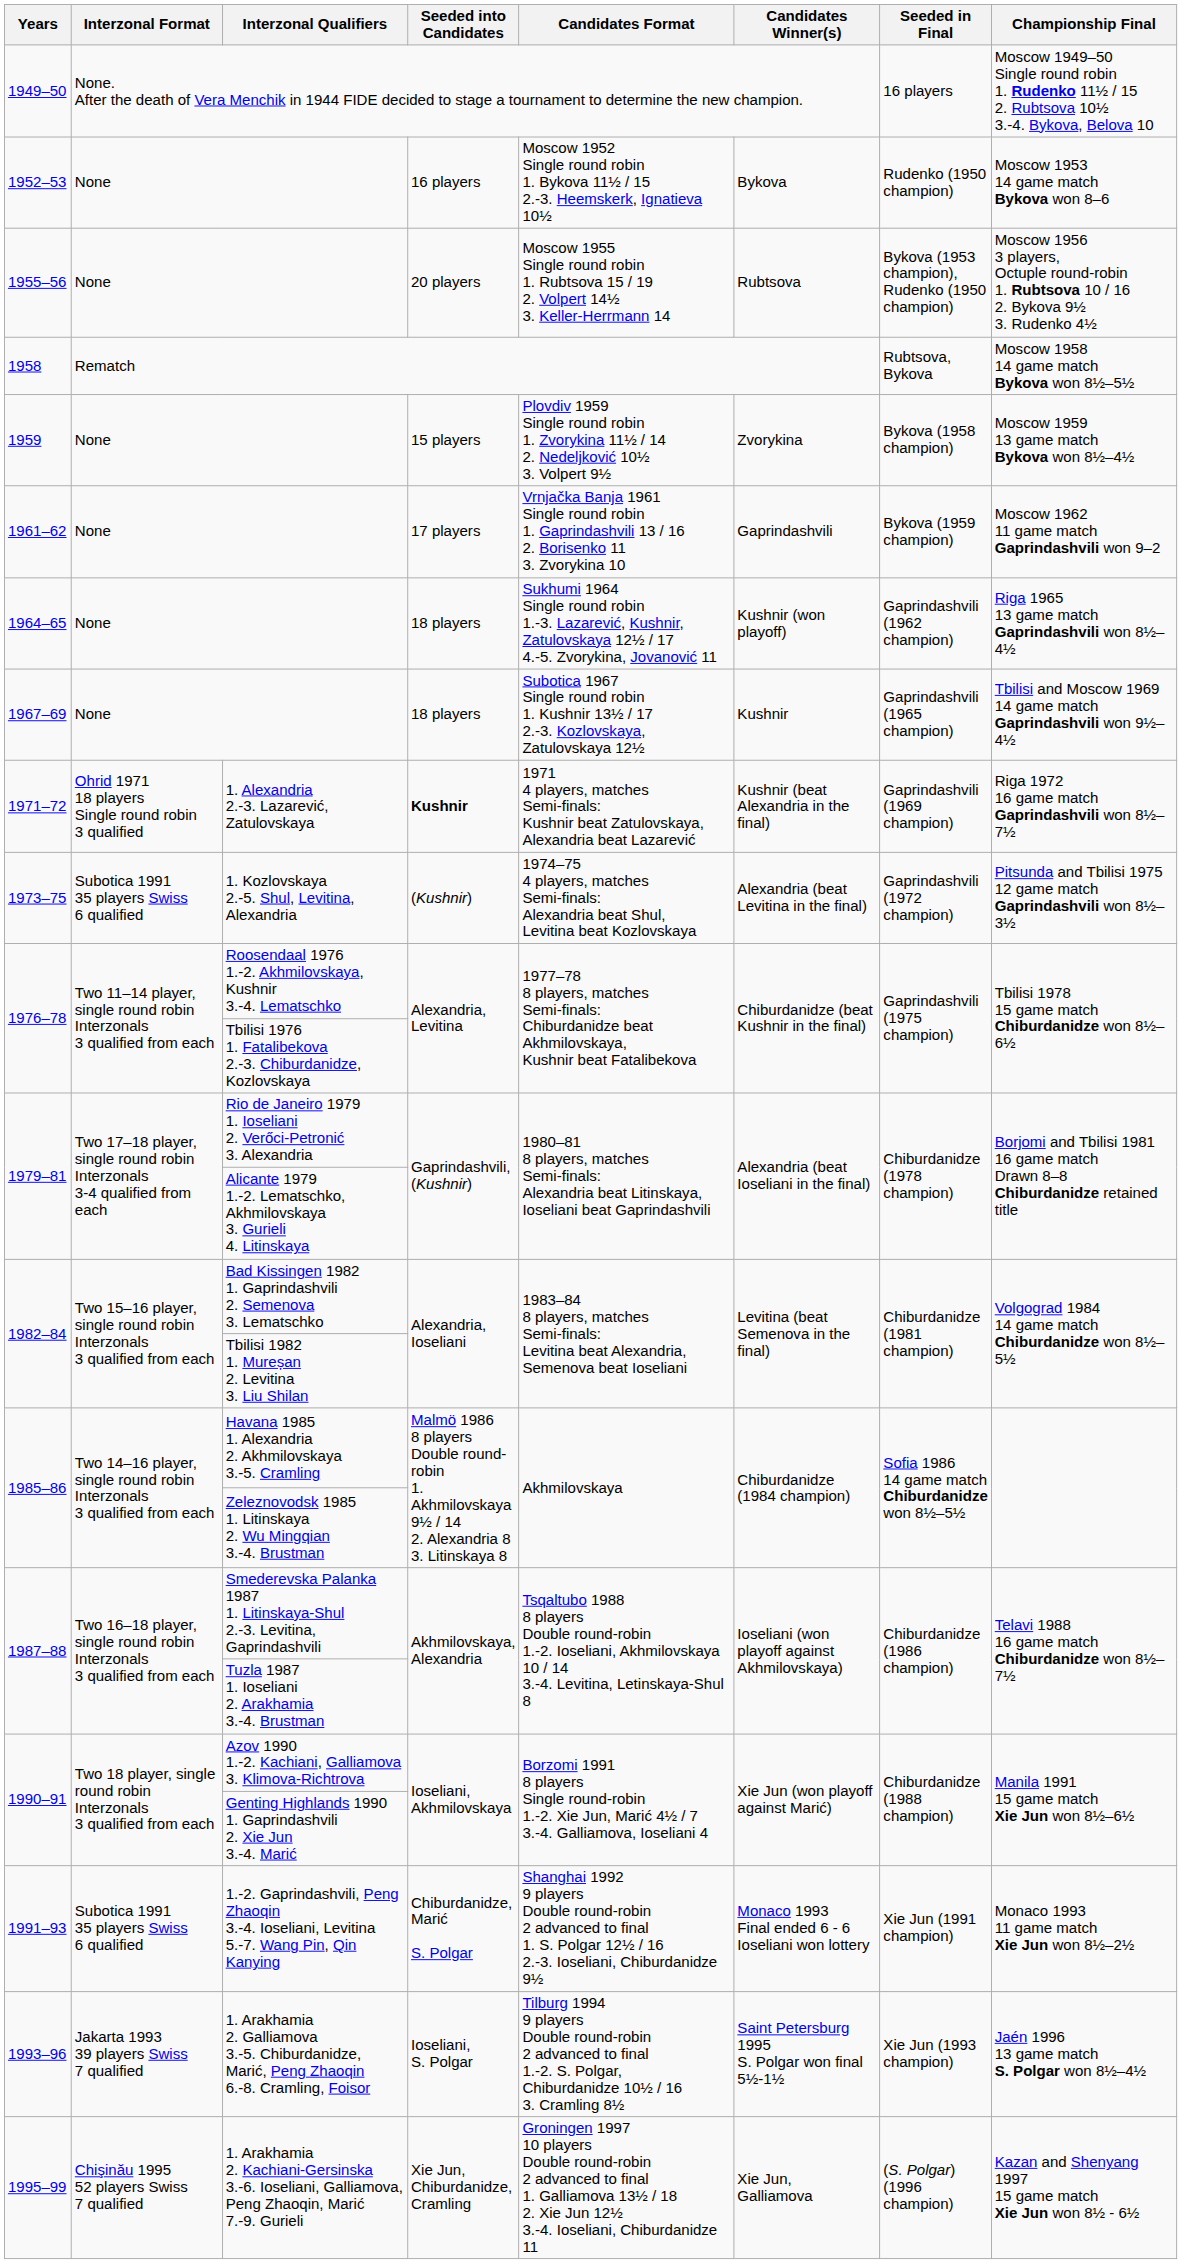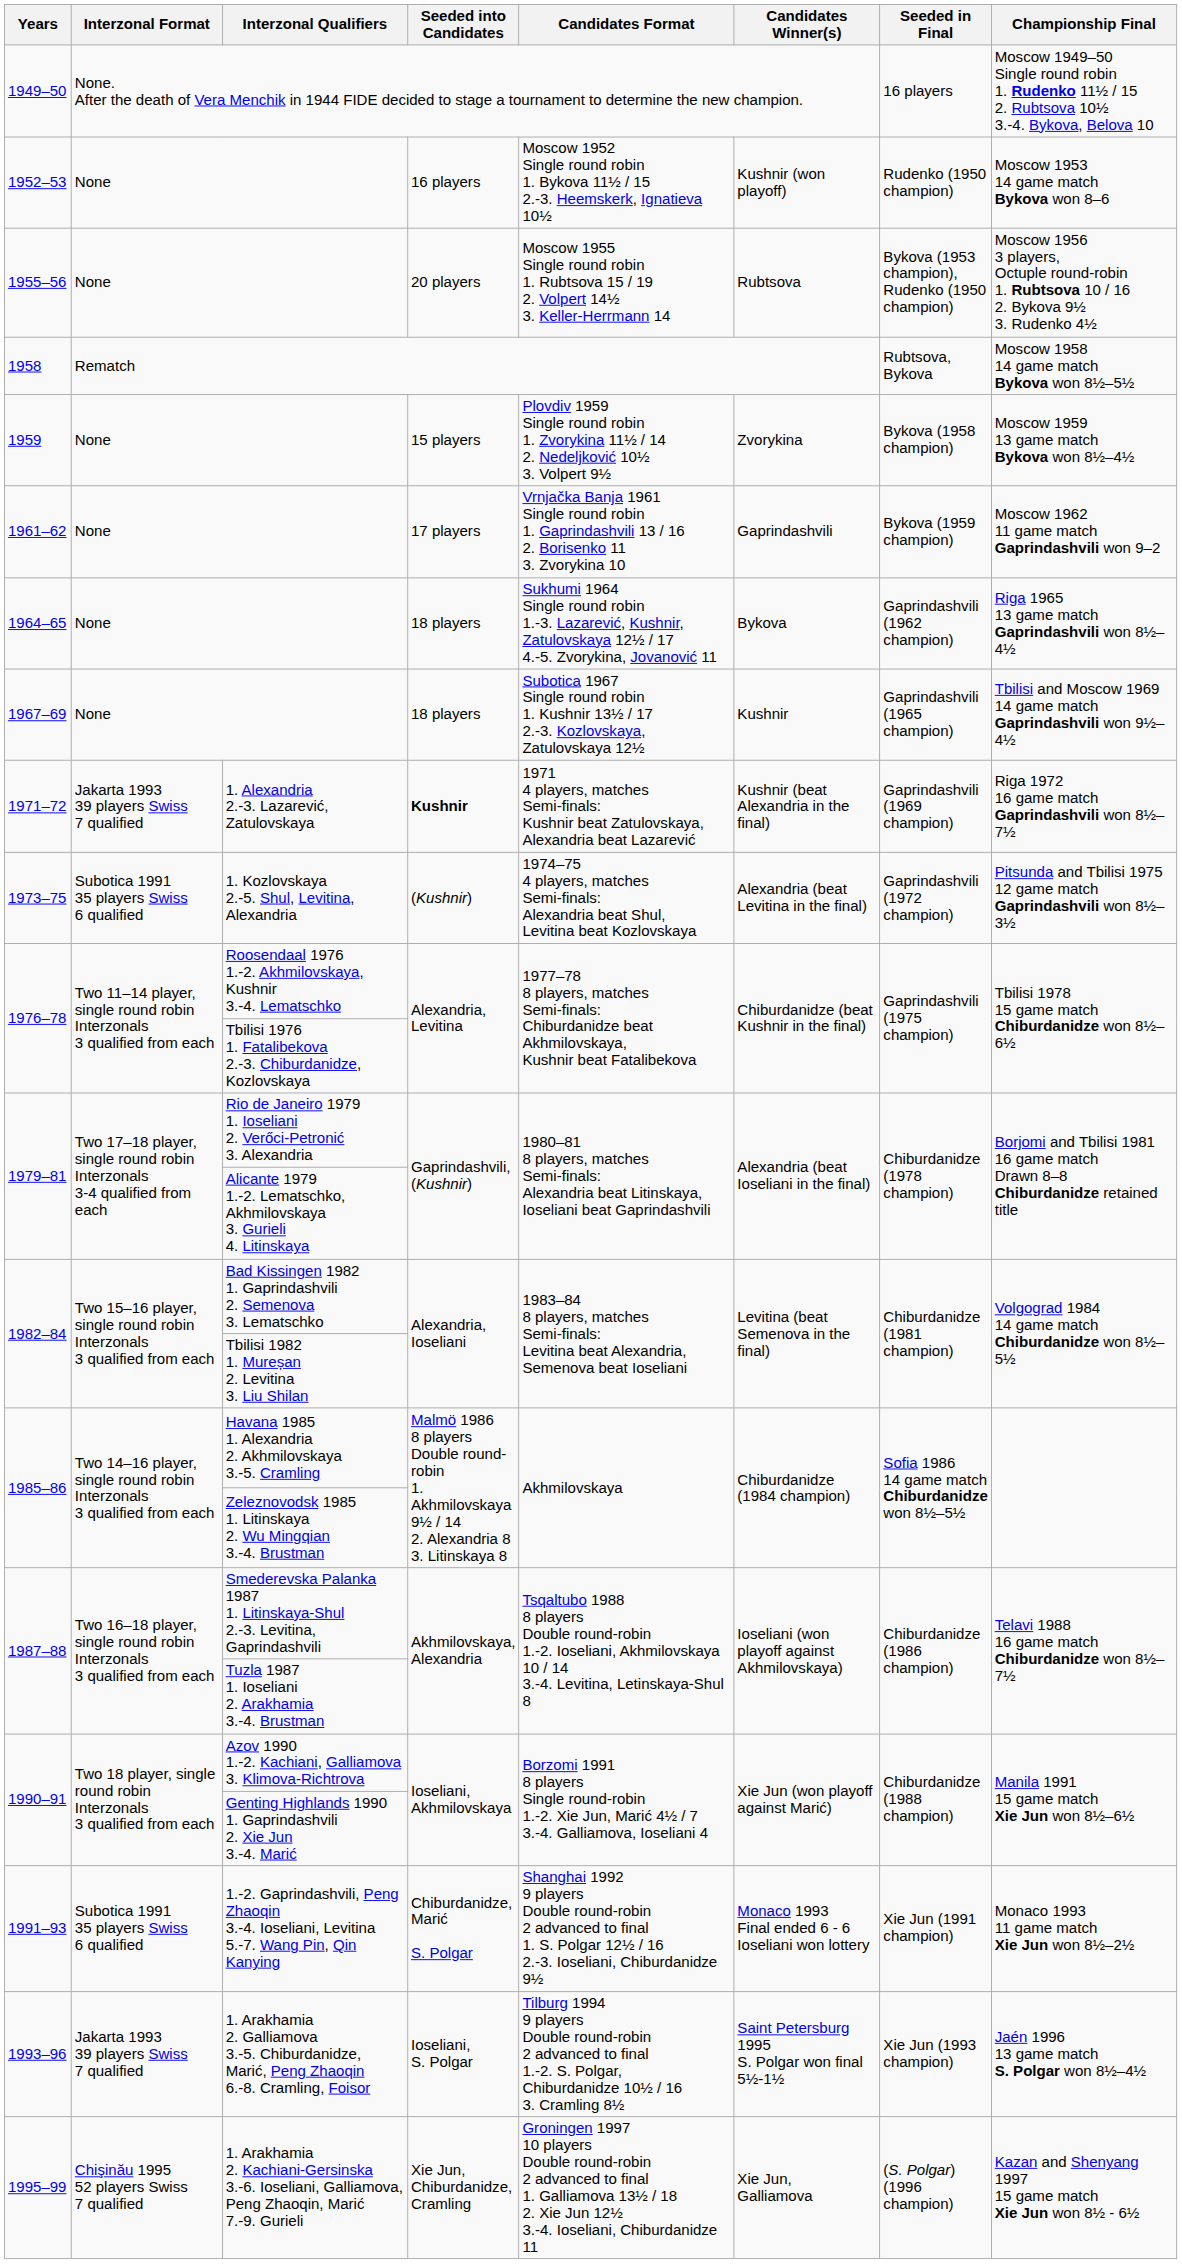(762, 182) Bykova -> (781, 182) Kushnir (won playoff)
(781, 623) Kushnir (won playoff) -> (762, 623) Bykova
(136, 806) Ohrid 1971 18 players Single round robin 3 qualified -> (131, 806) Jakarta 1993 39 players Swiss 7 qualified
